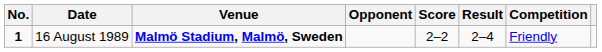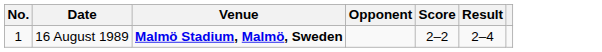- column: (548, 15)
(18, 36) bold -> (18, 36) normal
